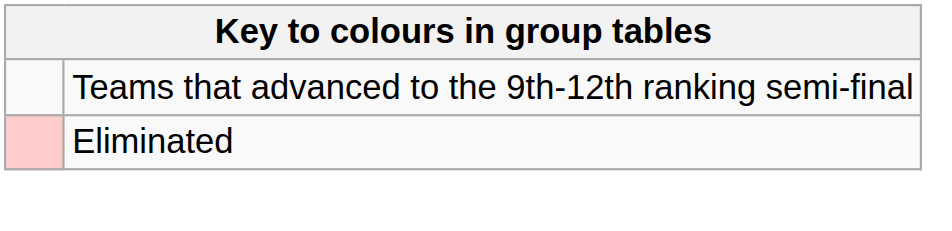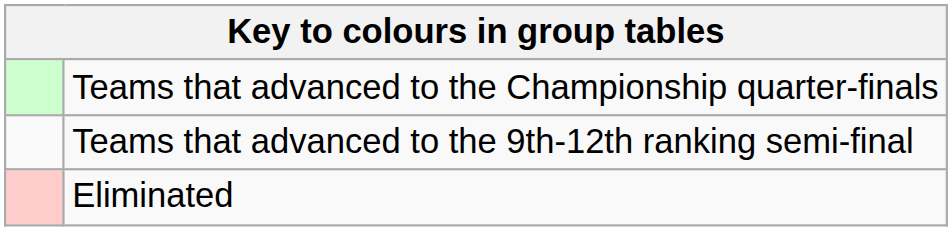+ row: (505, 86)
